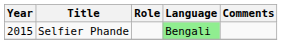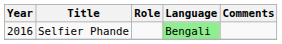(20, 31) 2015 -> (20, 31) 2016
